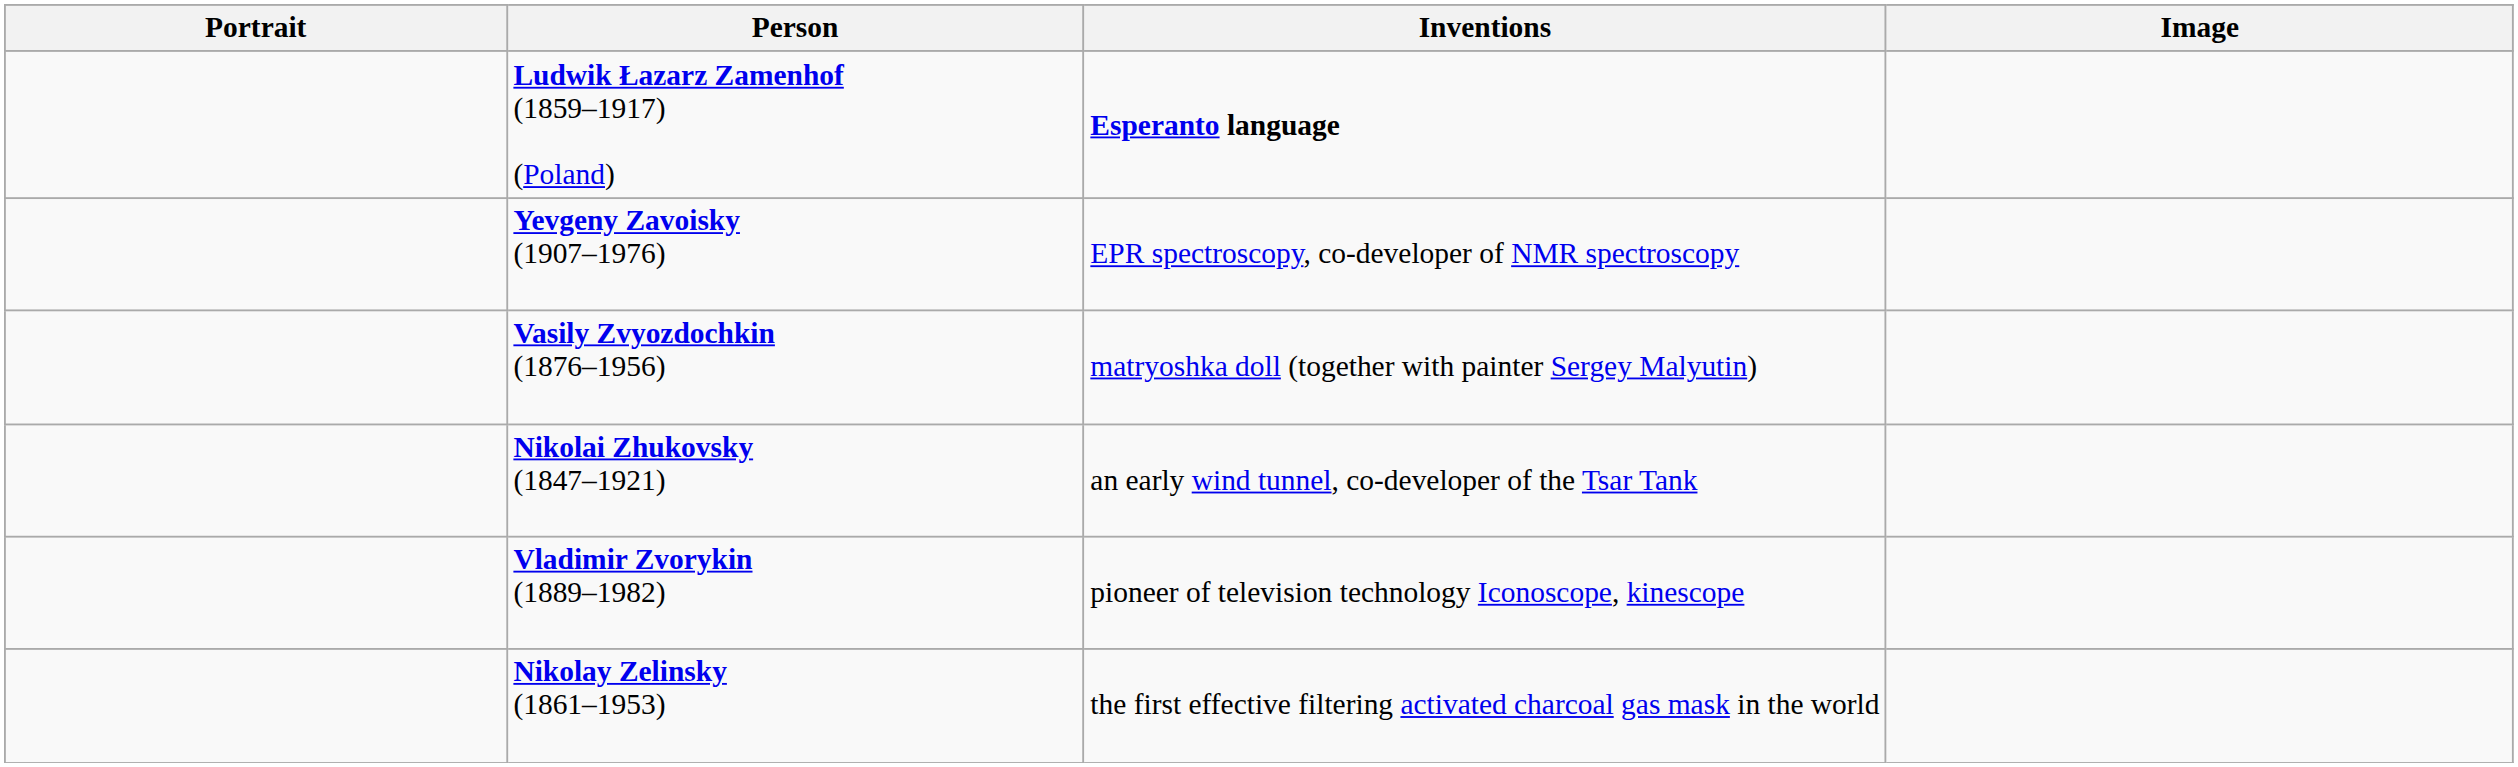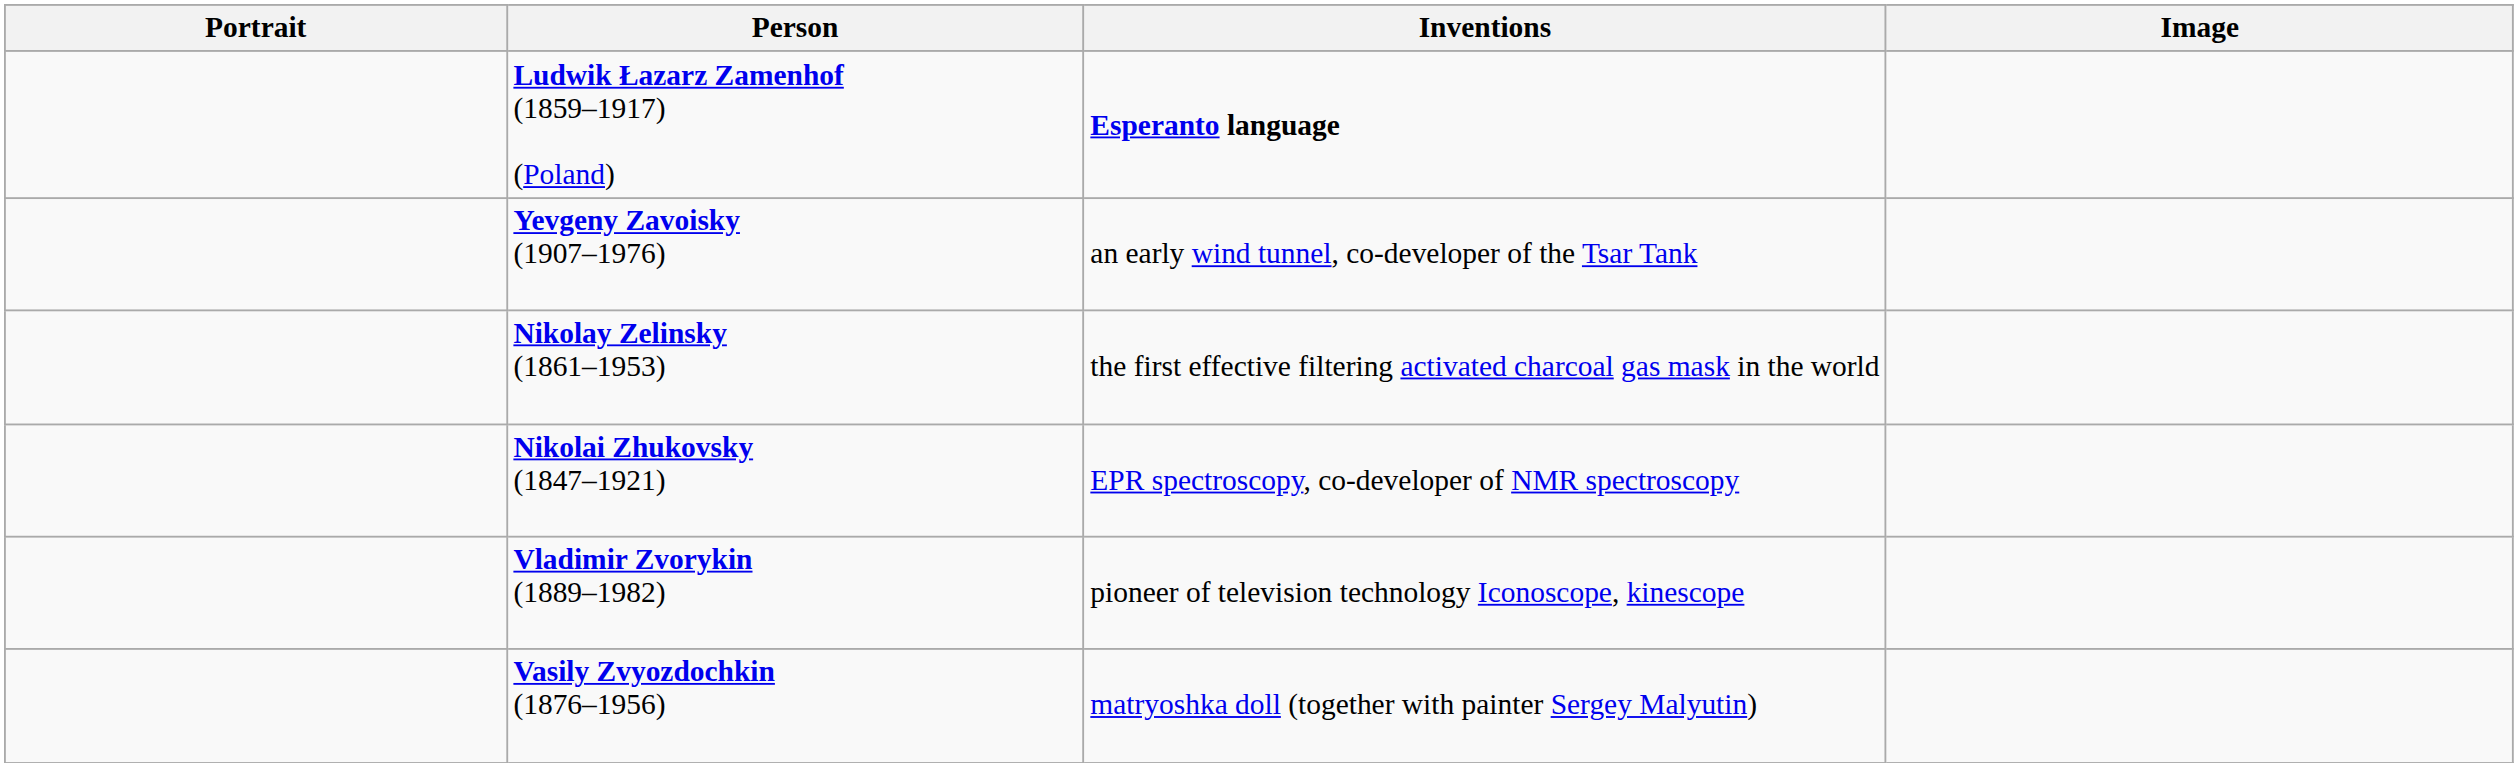(1415, 253) EPR spectroscopy, co-developer of NMR spectroscopy -> (1394, 253) an early wind tunnel, co-developer of the Tsar Tank
rows swapped: (620, 688) <-> (644, 350)
(1394, 479) an early wind tunnel, co-developer of the Tsar Tank -> (1415, 479) EPR spectroscopy, co-developer of NMR spectroscopy
